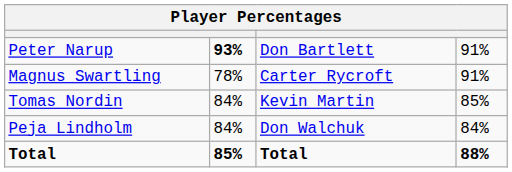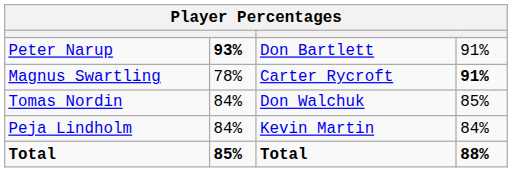(474, 77) normal -> (474, 77) bold
(317, 103) Kevin Martin -> (312, 103) Don Walchuk
(312, 128) Don Walchuk -> (317, 128) Kevin Martin
